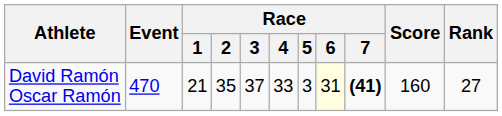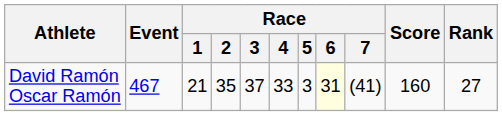(144, 87) 470 -> (144, 87) 467
(365, 87) bold -> (365, 87) normal
